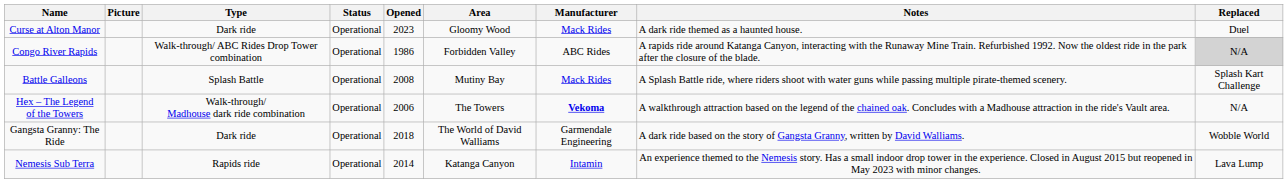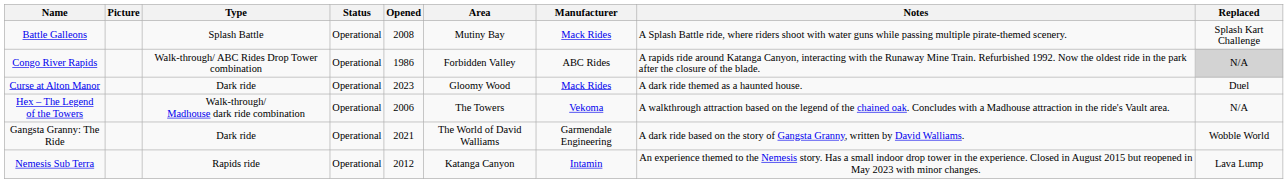rows swapped: (55, 79) <-> (55, 29)
(586, 107) bold -> (586, 107) normal
(404, 136) 2018 -> (404, 136) 2021
(404, 164) 2014 -> (404, 164) 2012
